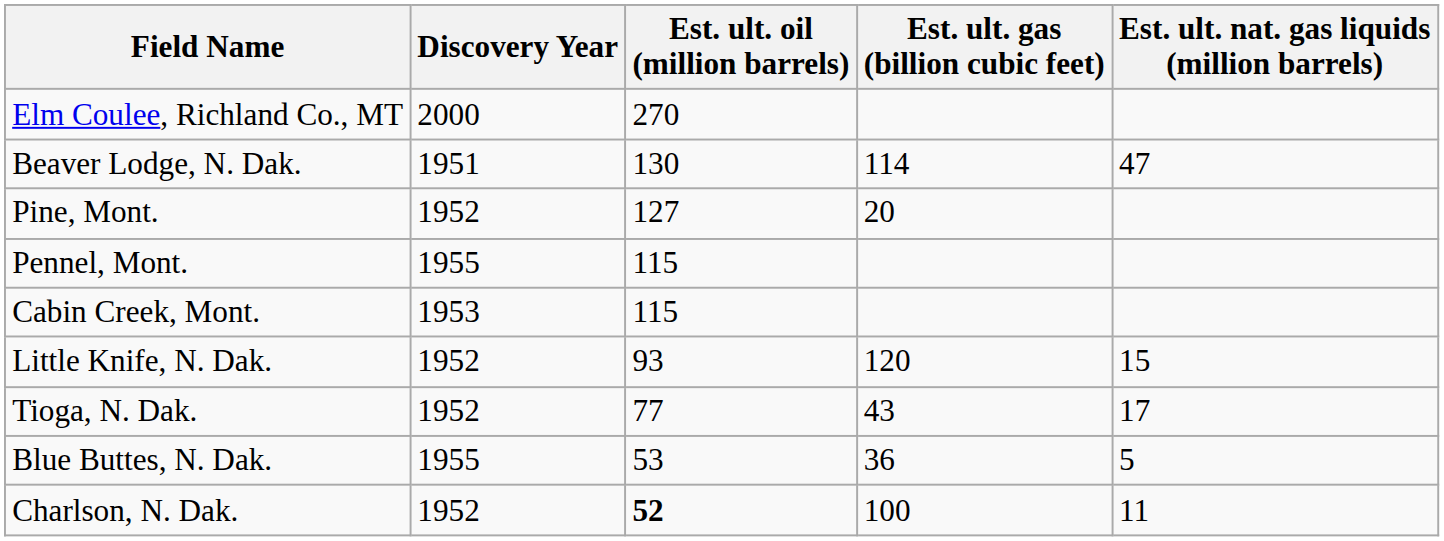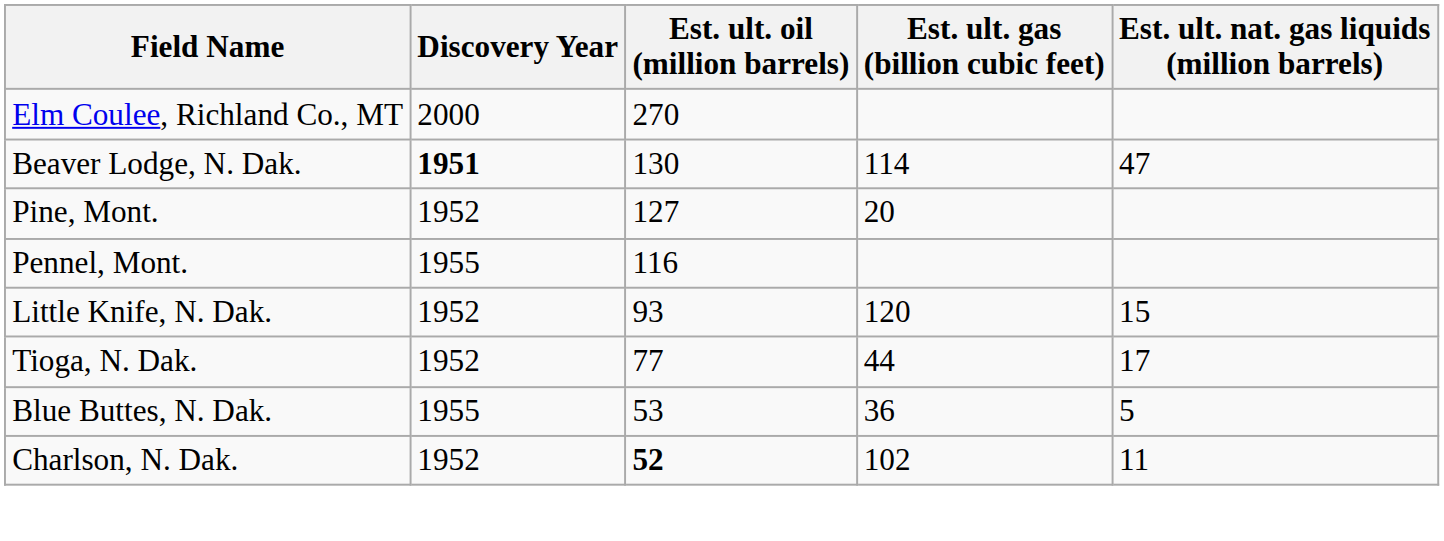(449, 163) normal -> (449, 163) bold
(655, 262) 115 -> (655, 262) 116
- row: (136, 311)
(879, 410) 43 -> (879, 361) 44
(887, 509) 100 -> (887, 460) 102
